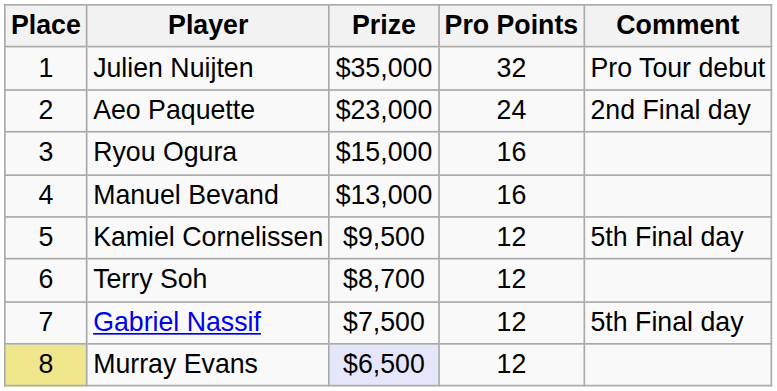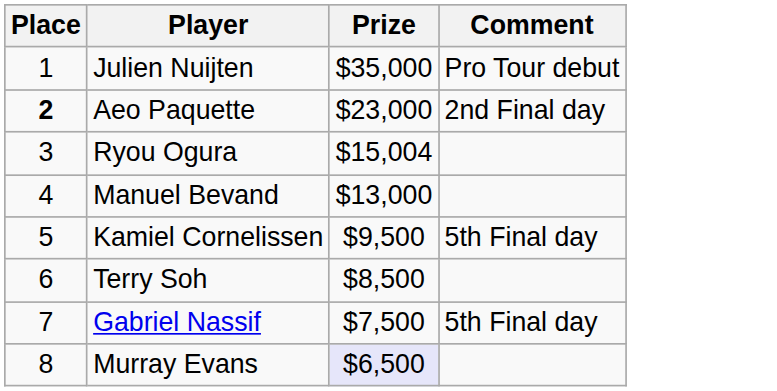- column: (511, 25)
(46, 110) normal -> (46, 110) bold
(384, 152) $15,000 -> (384, 152) $15,004
(384, 279) $8,700 -> (384, 279) $8,500
(46, 364) khaki background -> (46, 364) no background
